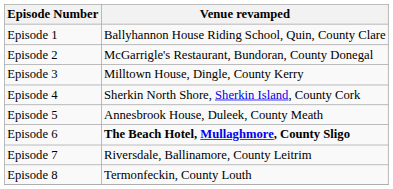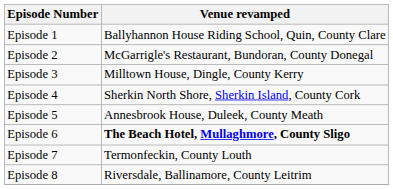(208, 154) Riversdale, Ballinamore, County Leitrim -> (178, 154) Termonfeckin, County Louth
(178, 174) Termonfeckin, County Louth -> (208, 174) Riversdale, Ballinamore, County Leitrim
